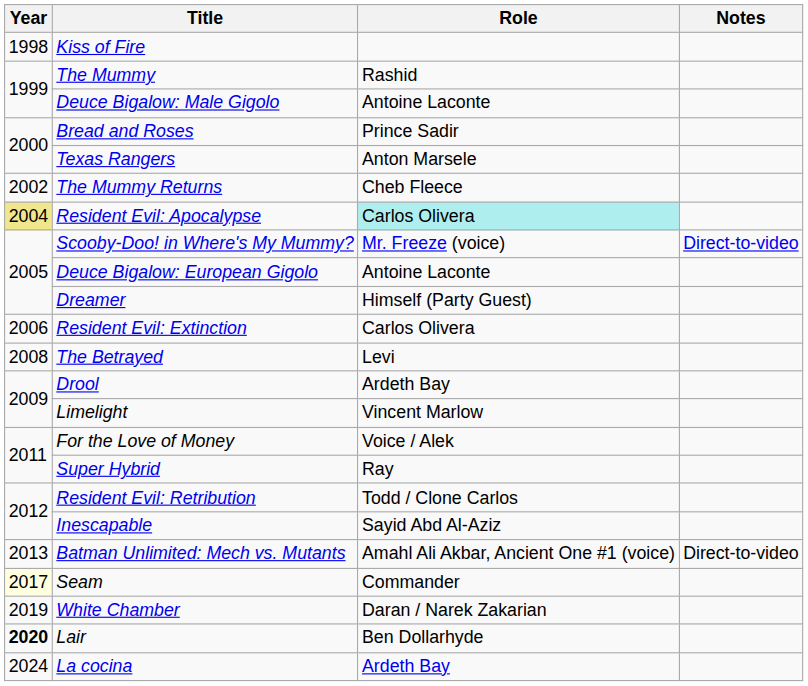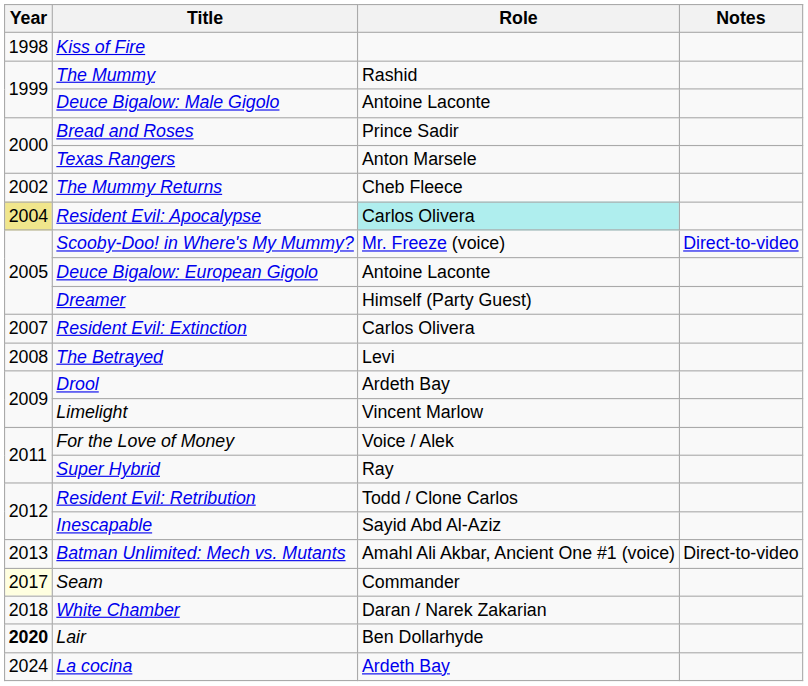(28, 328) 2006 -> (28, 328) 2007
(28, 610) 2019 -> (28, 610) 2018
